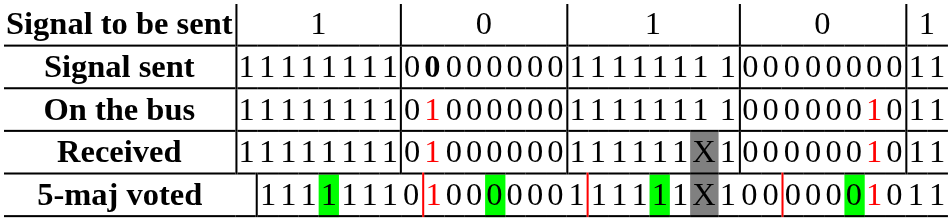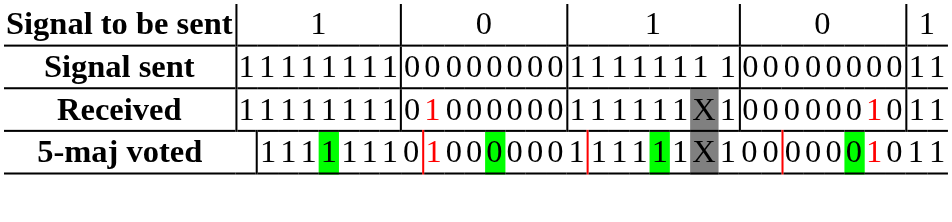(432, 66) bold -> (432, 66) normal
- row: (119, 109)
